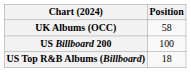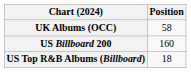(167, 43) 100 -> (167, 43) 160
